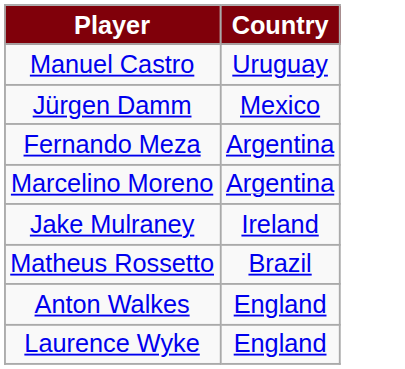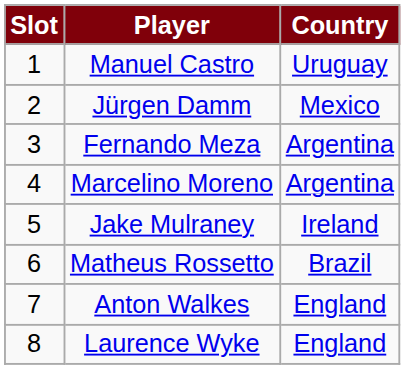+ column: (34, 24)
